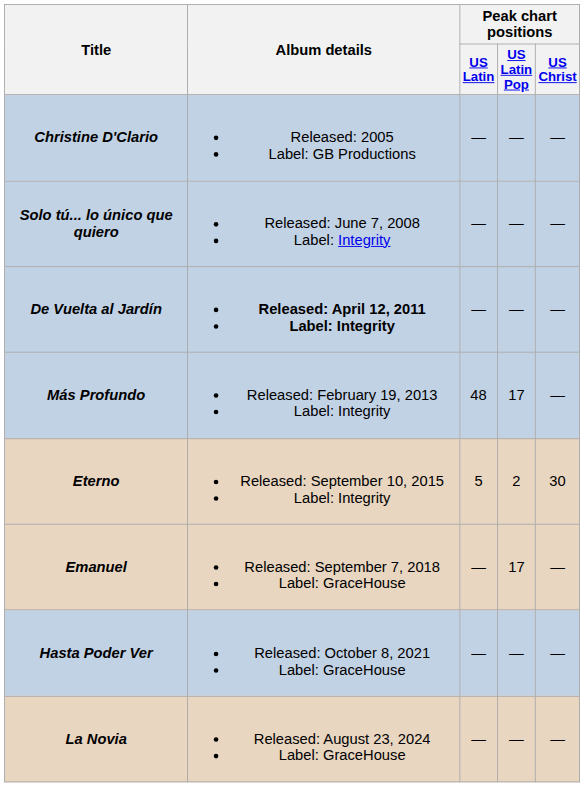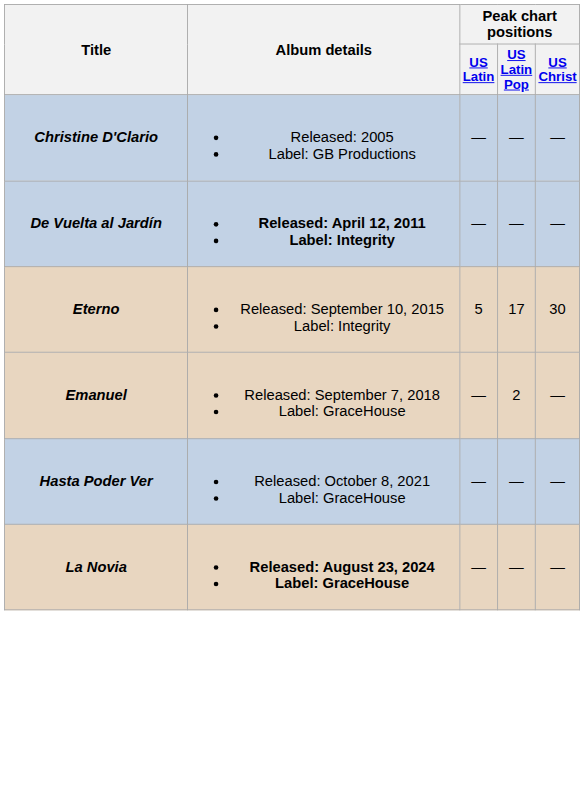- row: (96, 223)
- row: (96, 395)
(516, 481) 2 -> (516, 309) 17
(516, 567) 17 -> (516, 395) 2
(324, 747) normal -> (324, 575) bold
